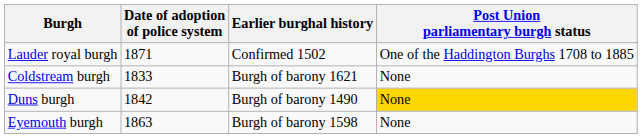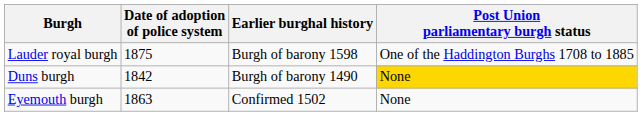(138, 54) 1871 -> (138, 54) 1875
(279, 54) Confirmed 1502 -> (295, 54) Burgh of barony 1598
- row: (59, 76)
(295, 122) Burgh of barony 1598 -> (279, 99) Confirmed 1502
